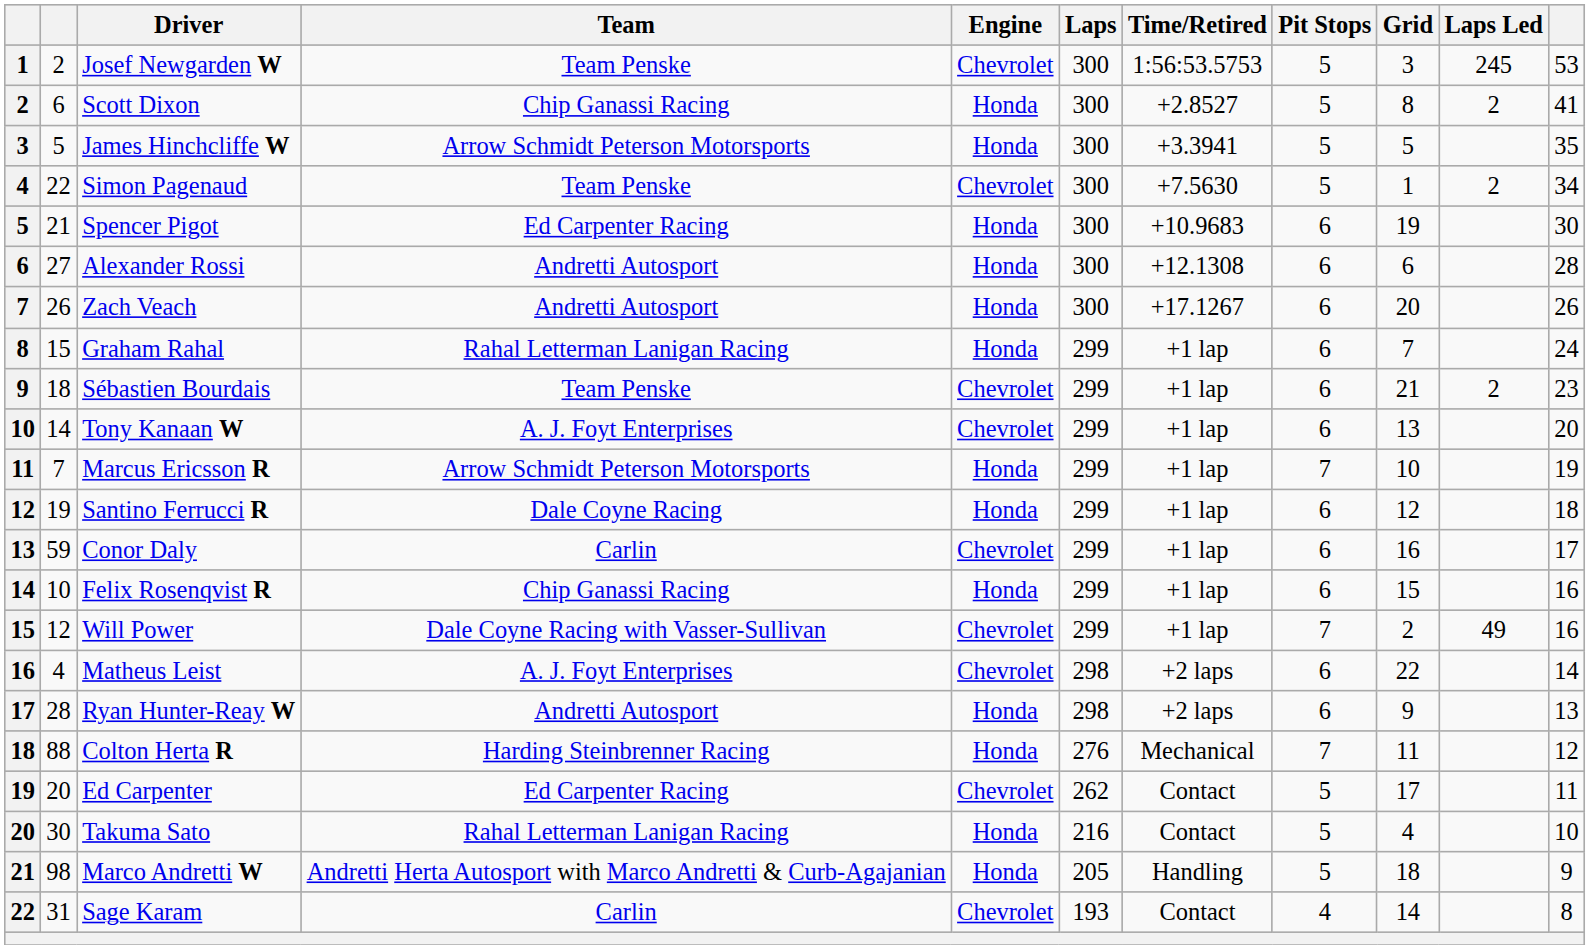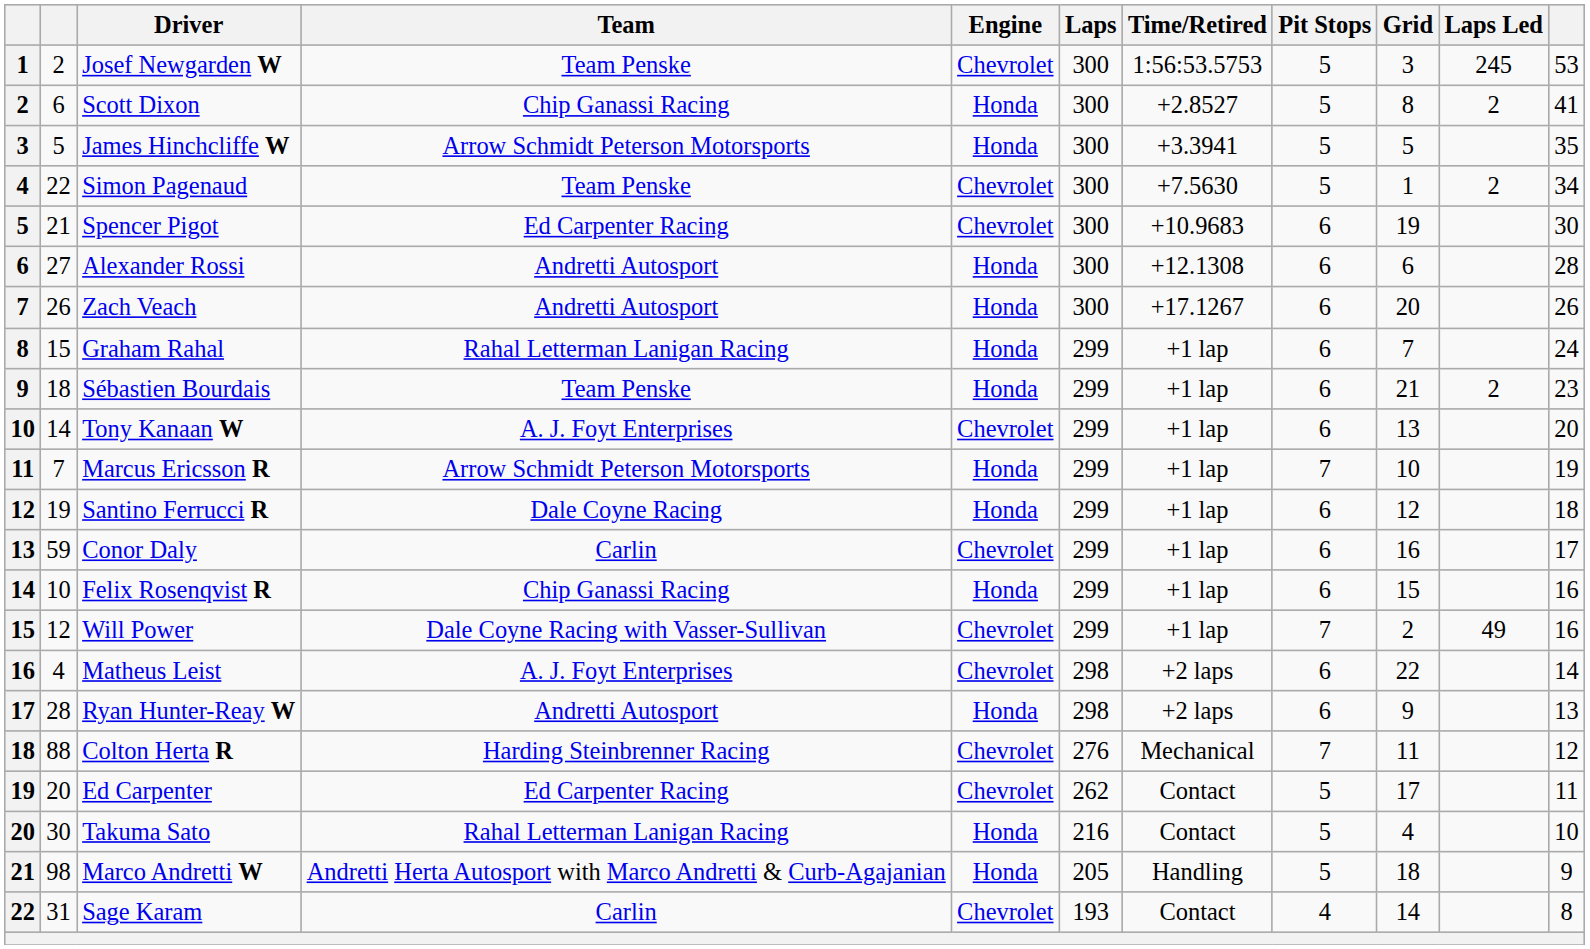(1005, 226) Honda -> (1005, 226) Chevrolet
(1005, 388) Chevrolet -> (1005, 388) Honda
(1005, 751) Honda -> (1005, 751) Chevrolet
